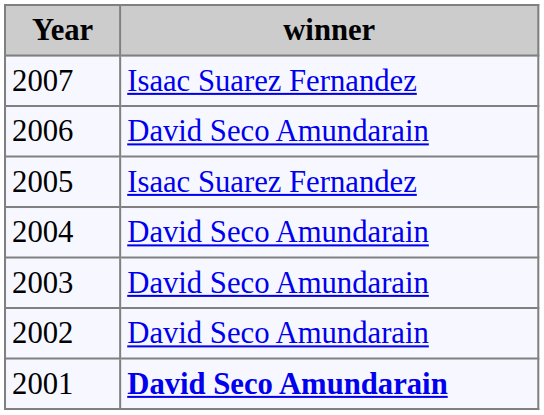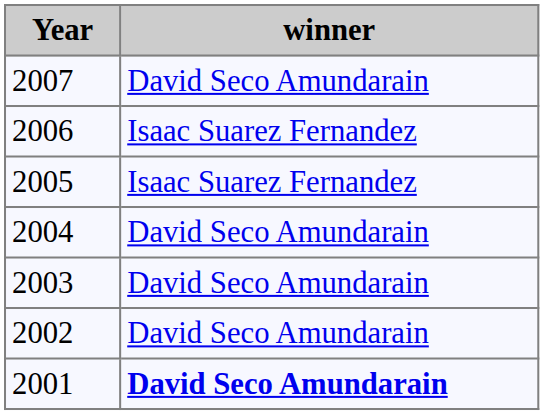(272, 80) Isaac Suarez Fernandez -> (278, 80) David Seco Amundarain
(278, 130) David Seco Amundarain -> (272, 130) Isaac Suarez Fernandez
